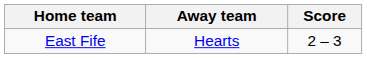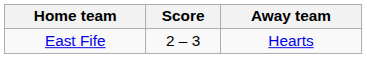columns swapped: (325, 16) <-> (217, 16)
